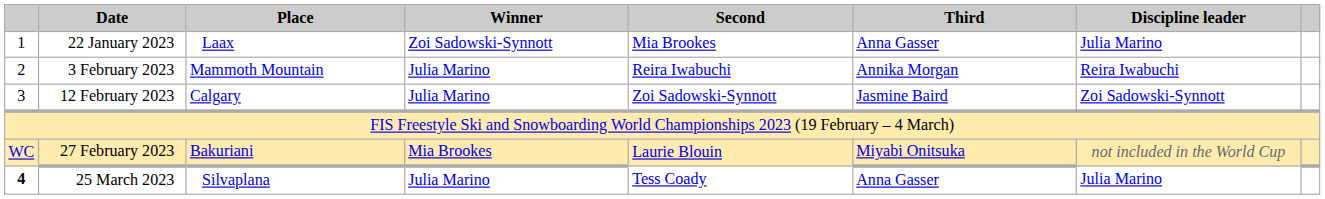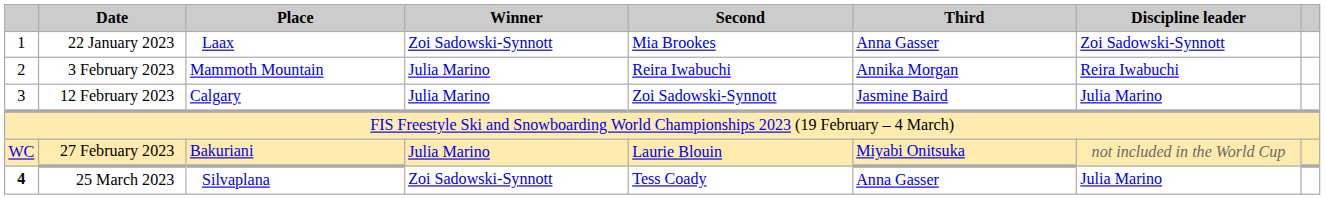(1121, 43) Julia Marino -> (1152, 43) Zoi Sadowski-Synnott
(1152, 96) Zoi Sadowski-Synnott -> (1121, 96) Julia Marino
(450, 151) Mia Brookes -> (449, 151) Julia Marino
(449, 180) Julia Marino -> (480, 179) Zoi Sadowski-Synnott
